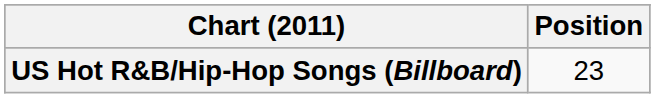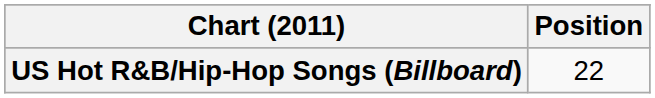(589, 69) 23 -> (589, 69) 22
